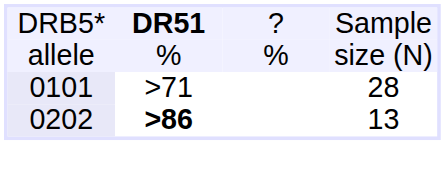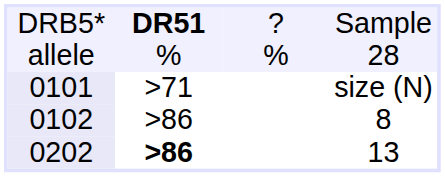(383, 55) size (N) -> (383, 55) 28
(383, 87) 28 -> (383, 87) size (N)
+ row: (61, 119)
